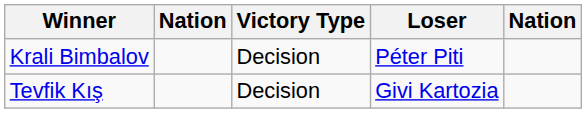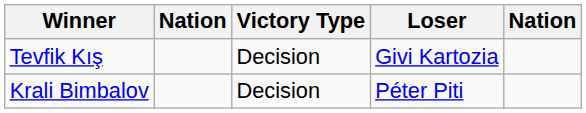rows swapped: (79, 56) <-> (56, 90)
